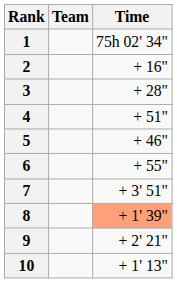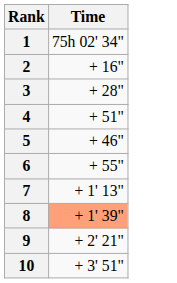- column: (70, 16)
(143, 191) + 3' 51" -> (99, 191) + 1' 13"
(143, 265) + 1' 13" -> (99, 265) + 3' 51"
